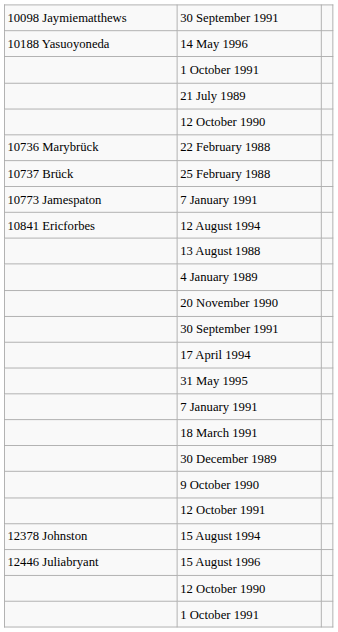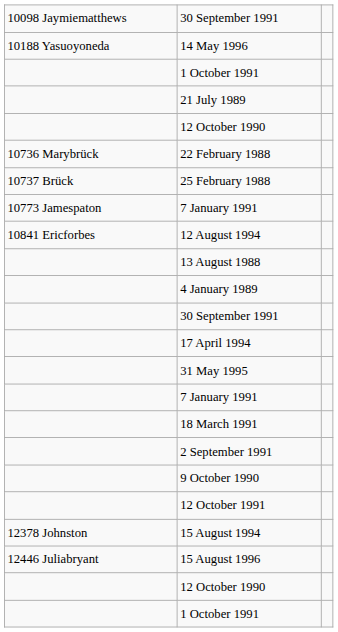- row: (91, 303)
+ row: (91, 451)
- row: (91, 459)
